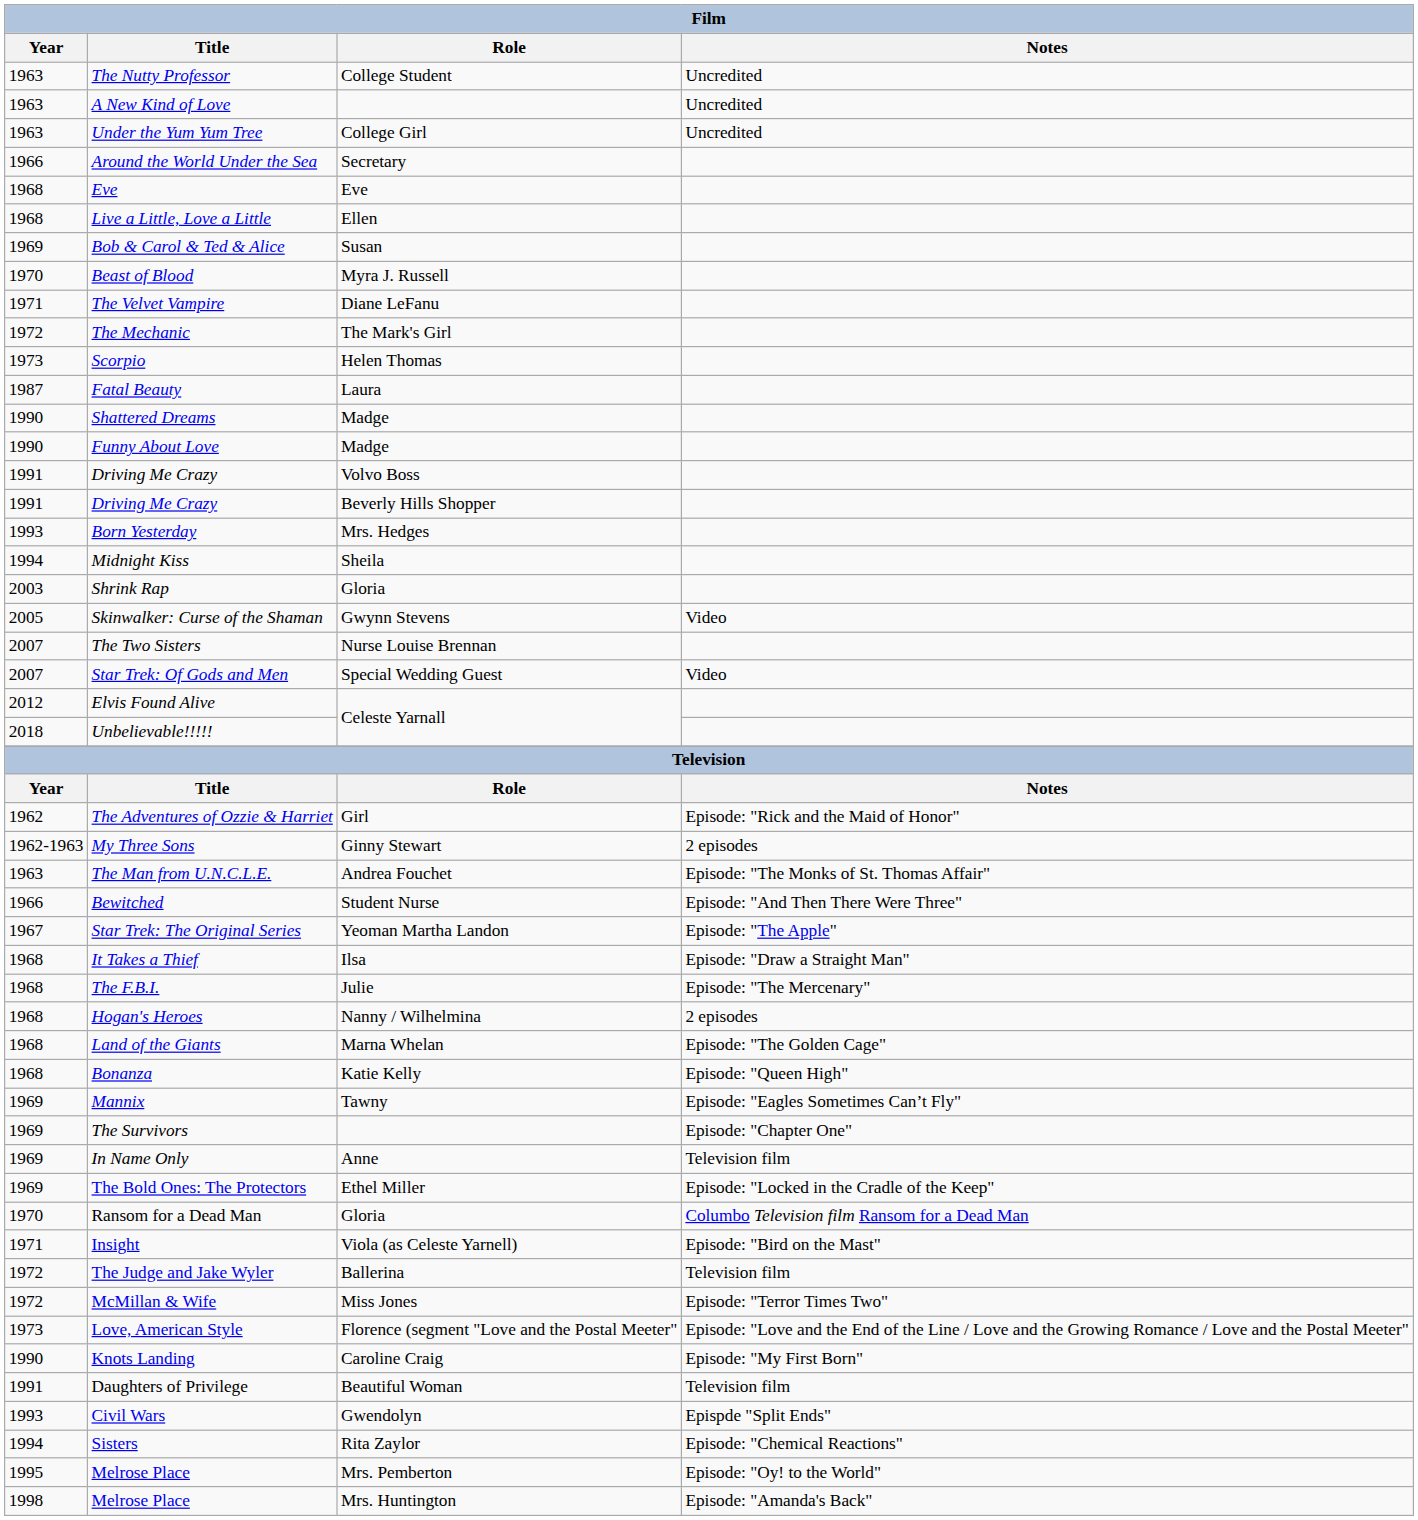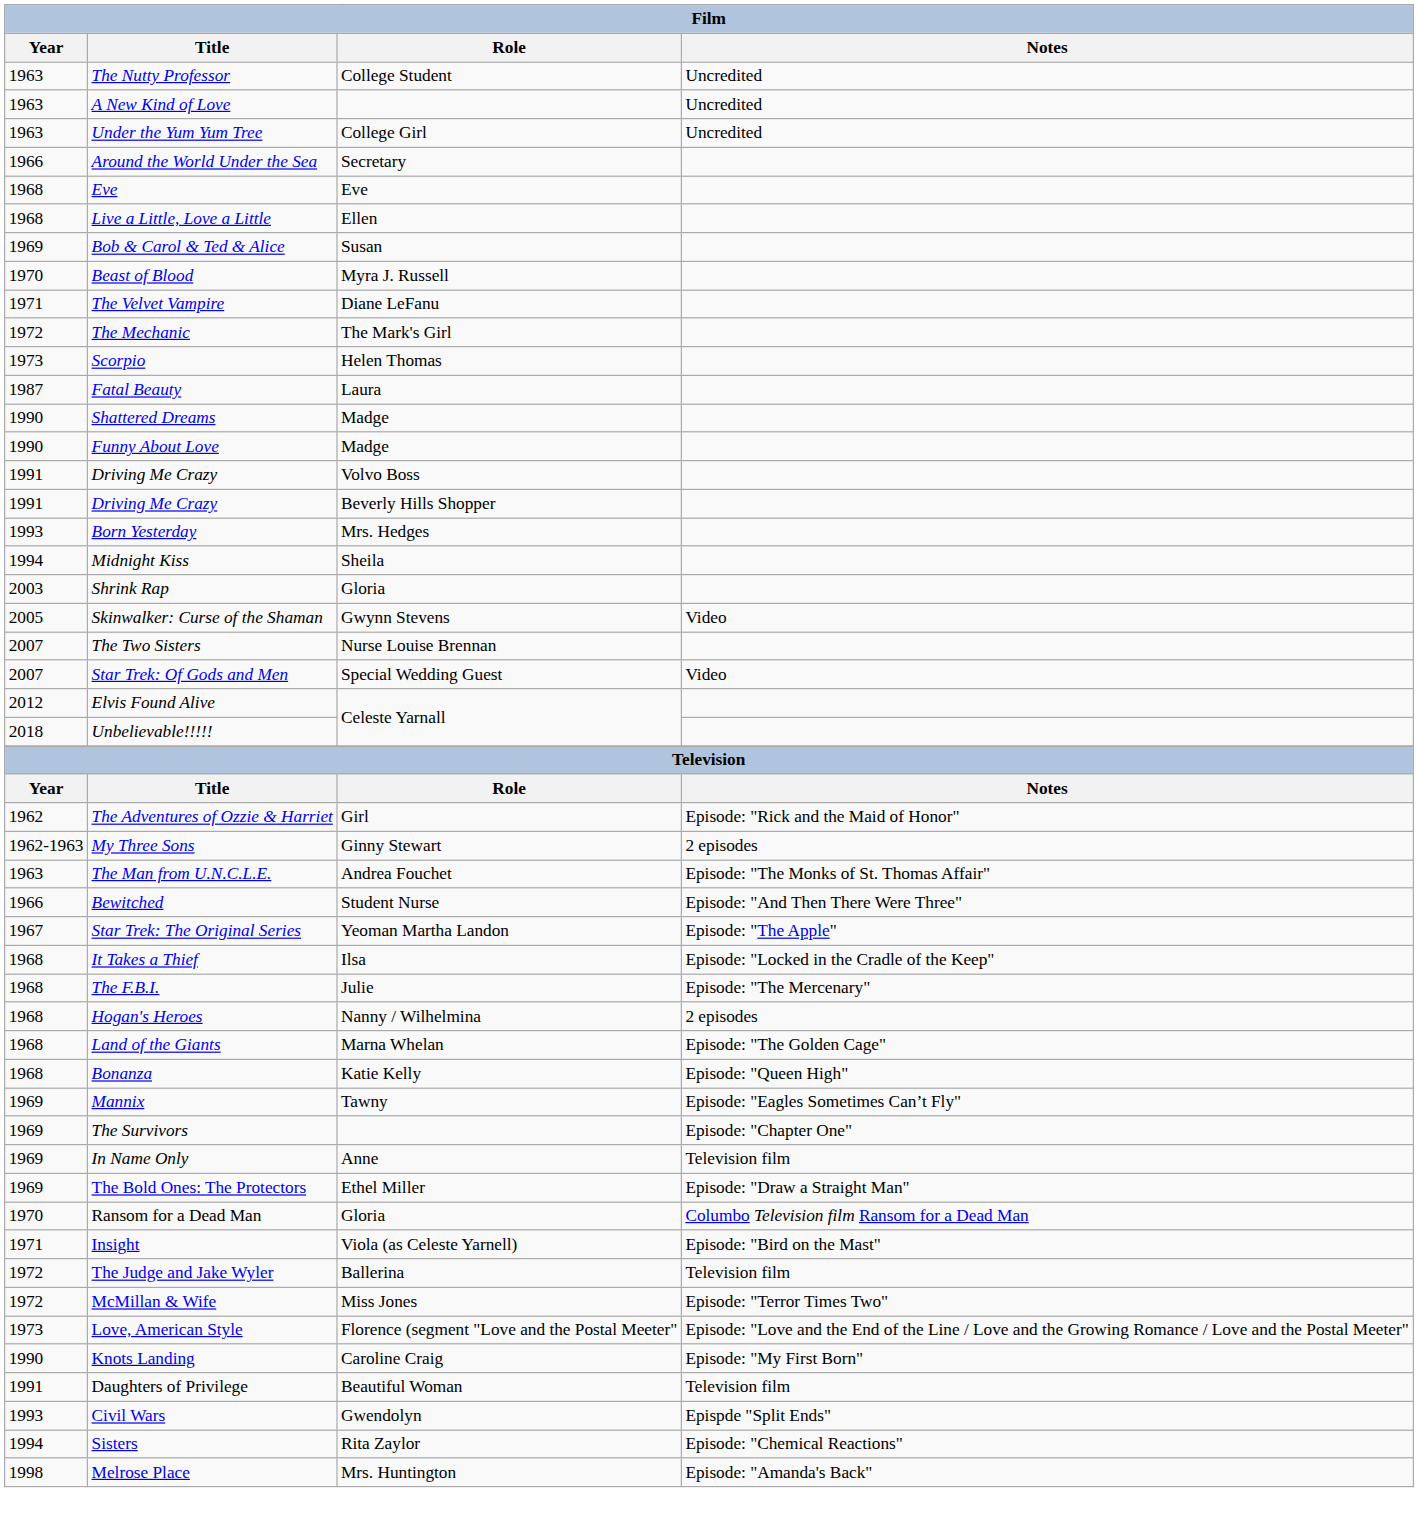(798, 959) Episode: "Draw a Straight Man" -> (840, 959) Episode: "Locked in the Cradle of the Keep"
(840, 1187) Episode: "Locked in the Cradle of the Keep" -> (798, 1187) Episode: "Draw a Straight Man"
- row: (141, 1472)
